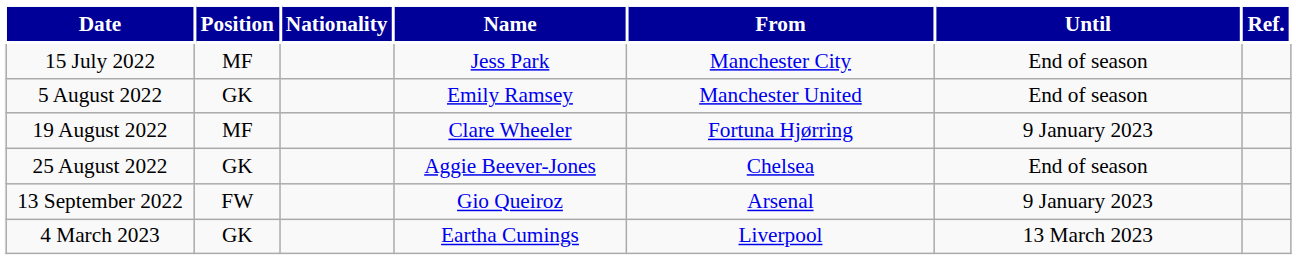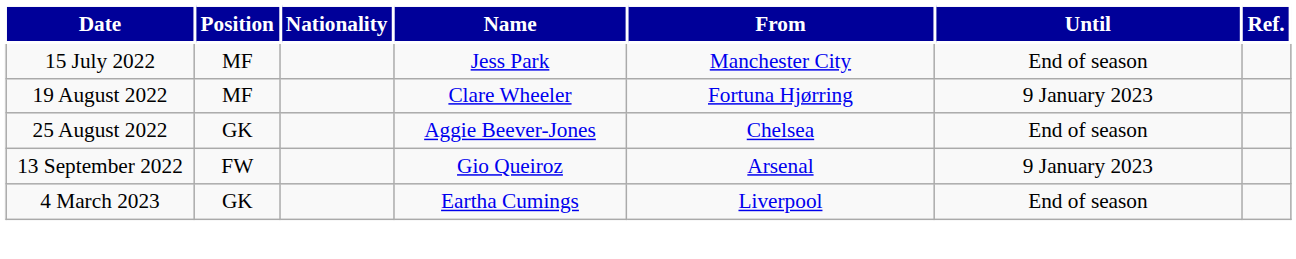- row: (100, 95)
(1088, 236) 13 March 2023 -> (1088, 201) End of season
